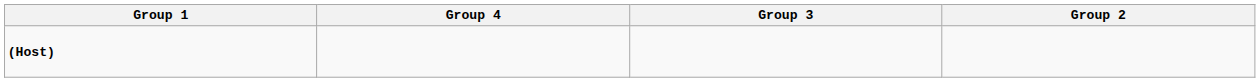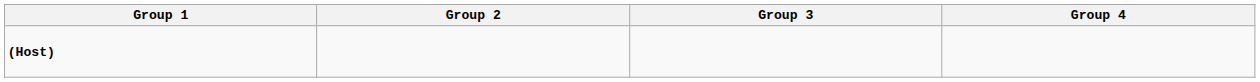columns swapped: (1098, 15) <-> (473, 15)
